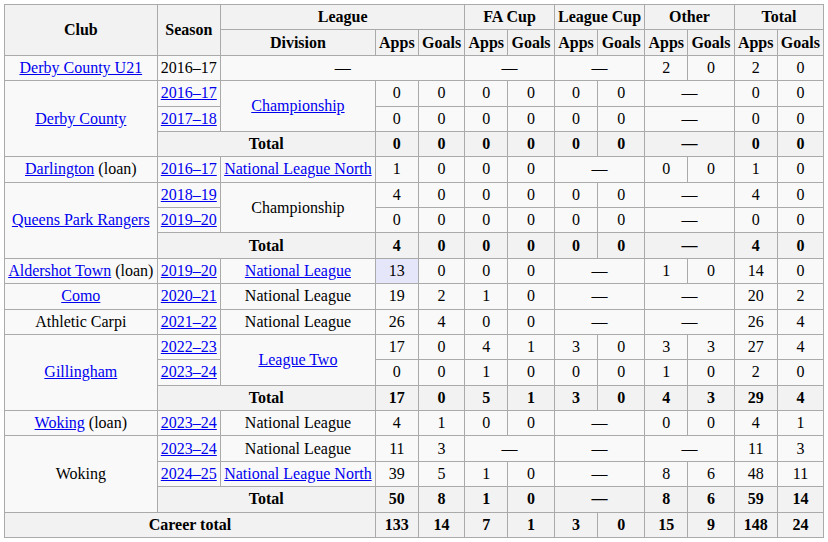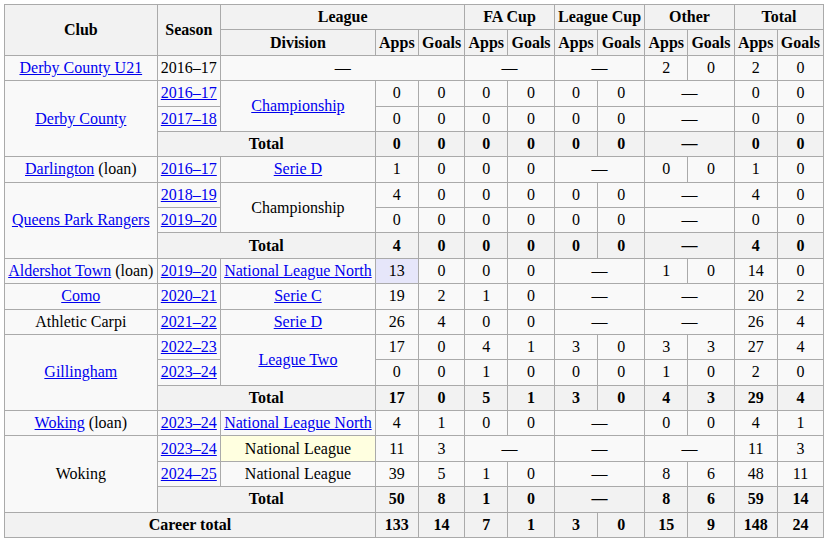(298, 169) National League North -> (298, 169) Serie D
(298, 270) National League -> (298, 270) National League North
(298, 296) National League -> (298, 296) Serie C
(298, 321) National League -> (298, 321) Serie D
(298, 423) National League -> (298, 423) National League North
(298, 448) no background -> (298, 448) lightyellow background
(298, 473) National League North -> (298, 473) National League
